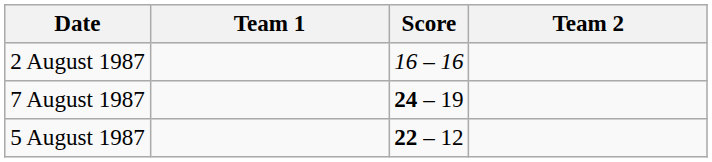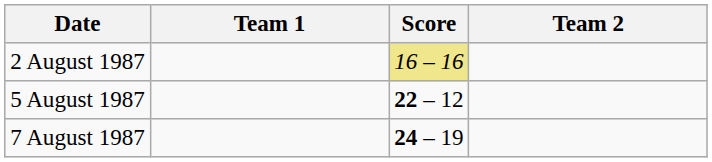(429, 61) no background -> (429, 61) khaki background
rows swapped: (77, 138) <-> (77, 99)
